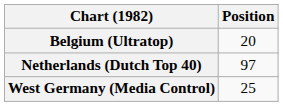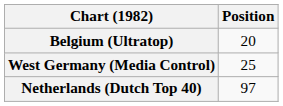rows swapped: (111, 64) <-> (111, 88)
